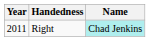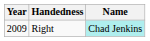(17, 28) 2011 -> (17, 28) 2009
